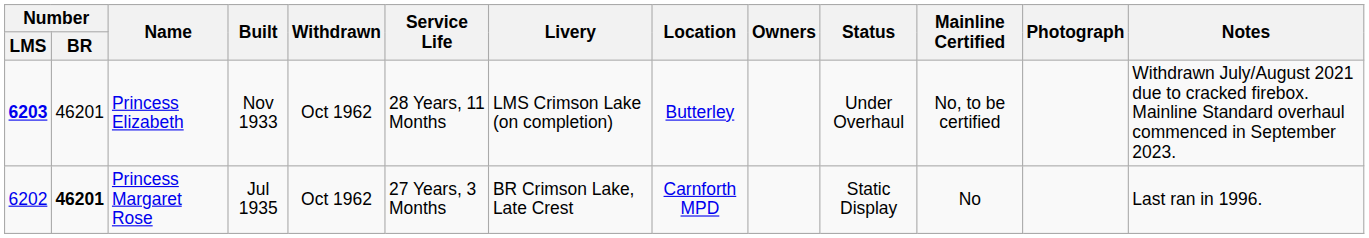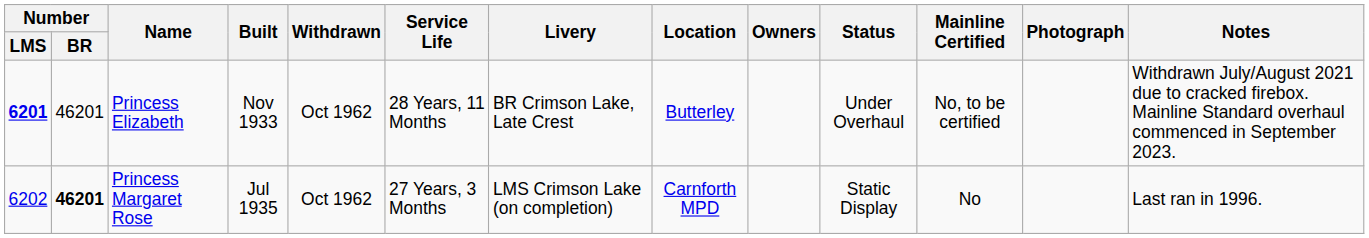(28, 112) 6203 -> (28, 112) 6201
(567, 112) LMS Crimson Lake (on completion) -> (564, 112) BR Crimson Lake, Late Crest
(564, 199) BR Crimson Lake, Late Crest -> (567, 199) LMS Crimson Lake (on completion)
